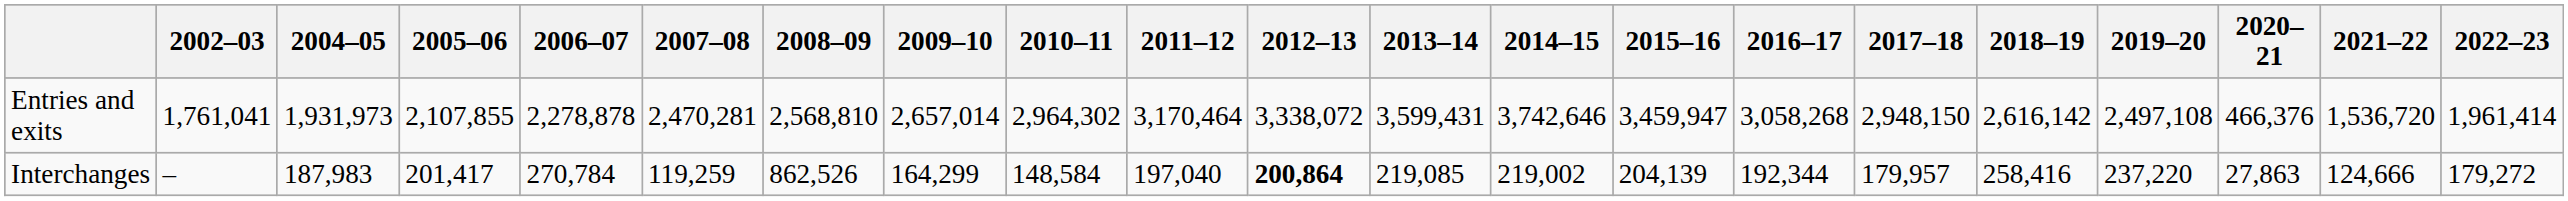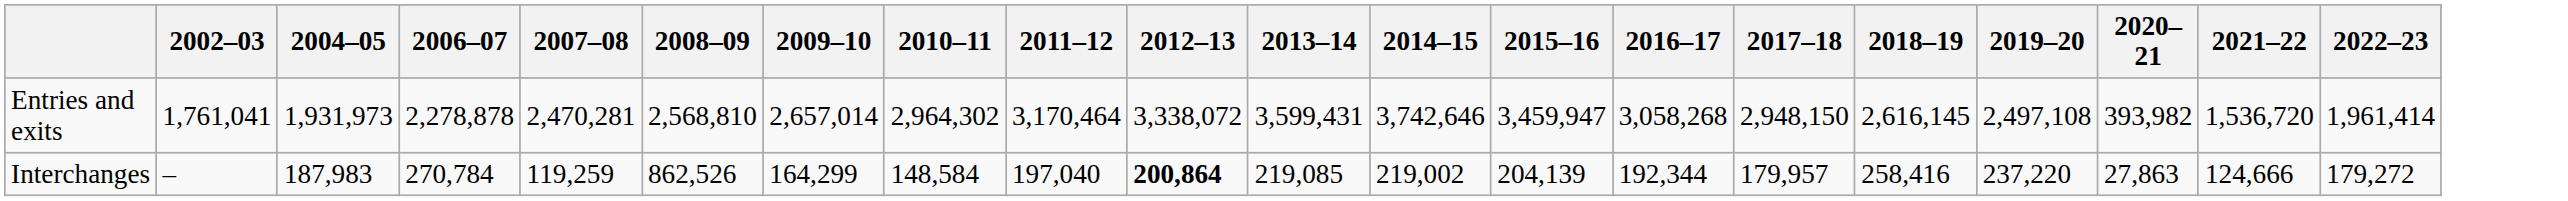- column: (460, 41)
(2037, 115) 2,616,142 -> (1916, 115) 2,616,145
(2270, 115) 466,376 -> (2148, 115) 393,982
